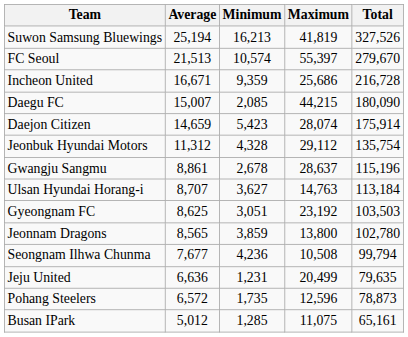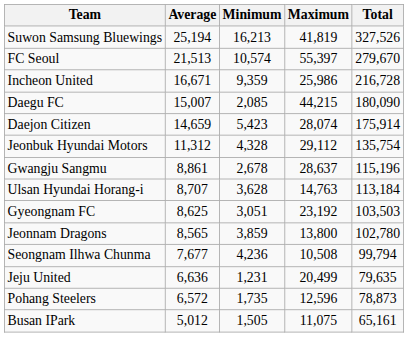(318, 80) 25,686 -> (318, 80) 25,986
(252, 189) 3,627 -> (252, 189) 3,628
(252, 320) 1,285 -> (252, 320) 1,505
